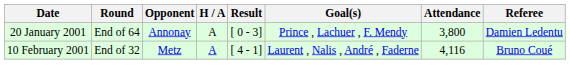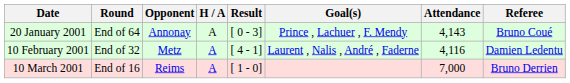(452, 31) 3,800 -> (452, 31) 4,143
(524, 31) Damien Ledentu -> (524, 31) Bruno Coué
(524, 50) Bruno Coué -> (524, 50) Damien Ledentu
+ row: (48, 68)
